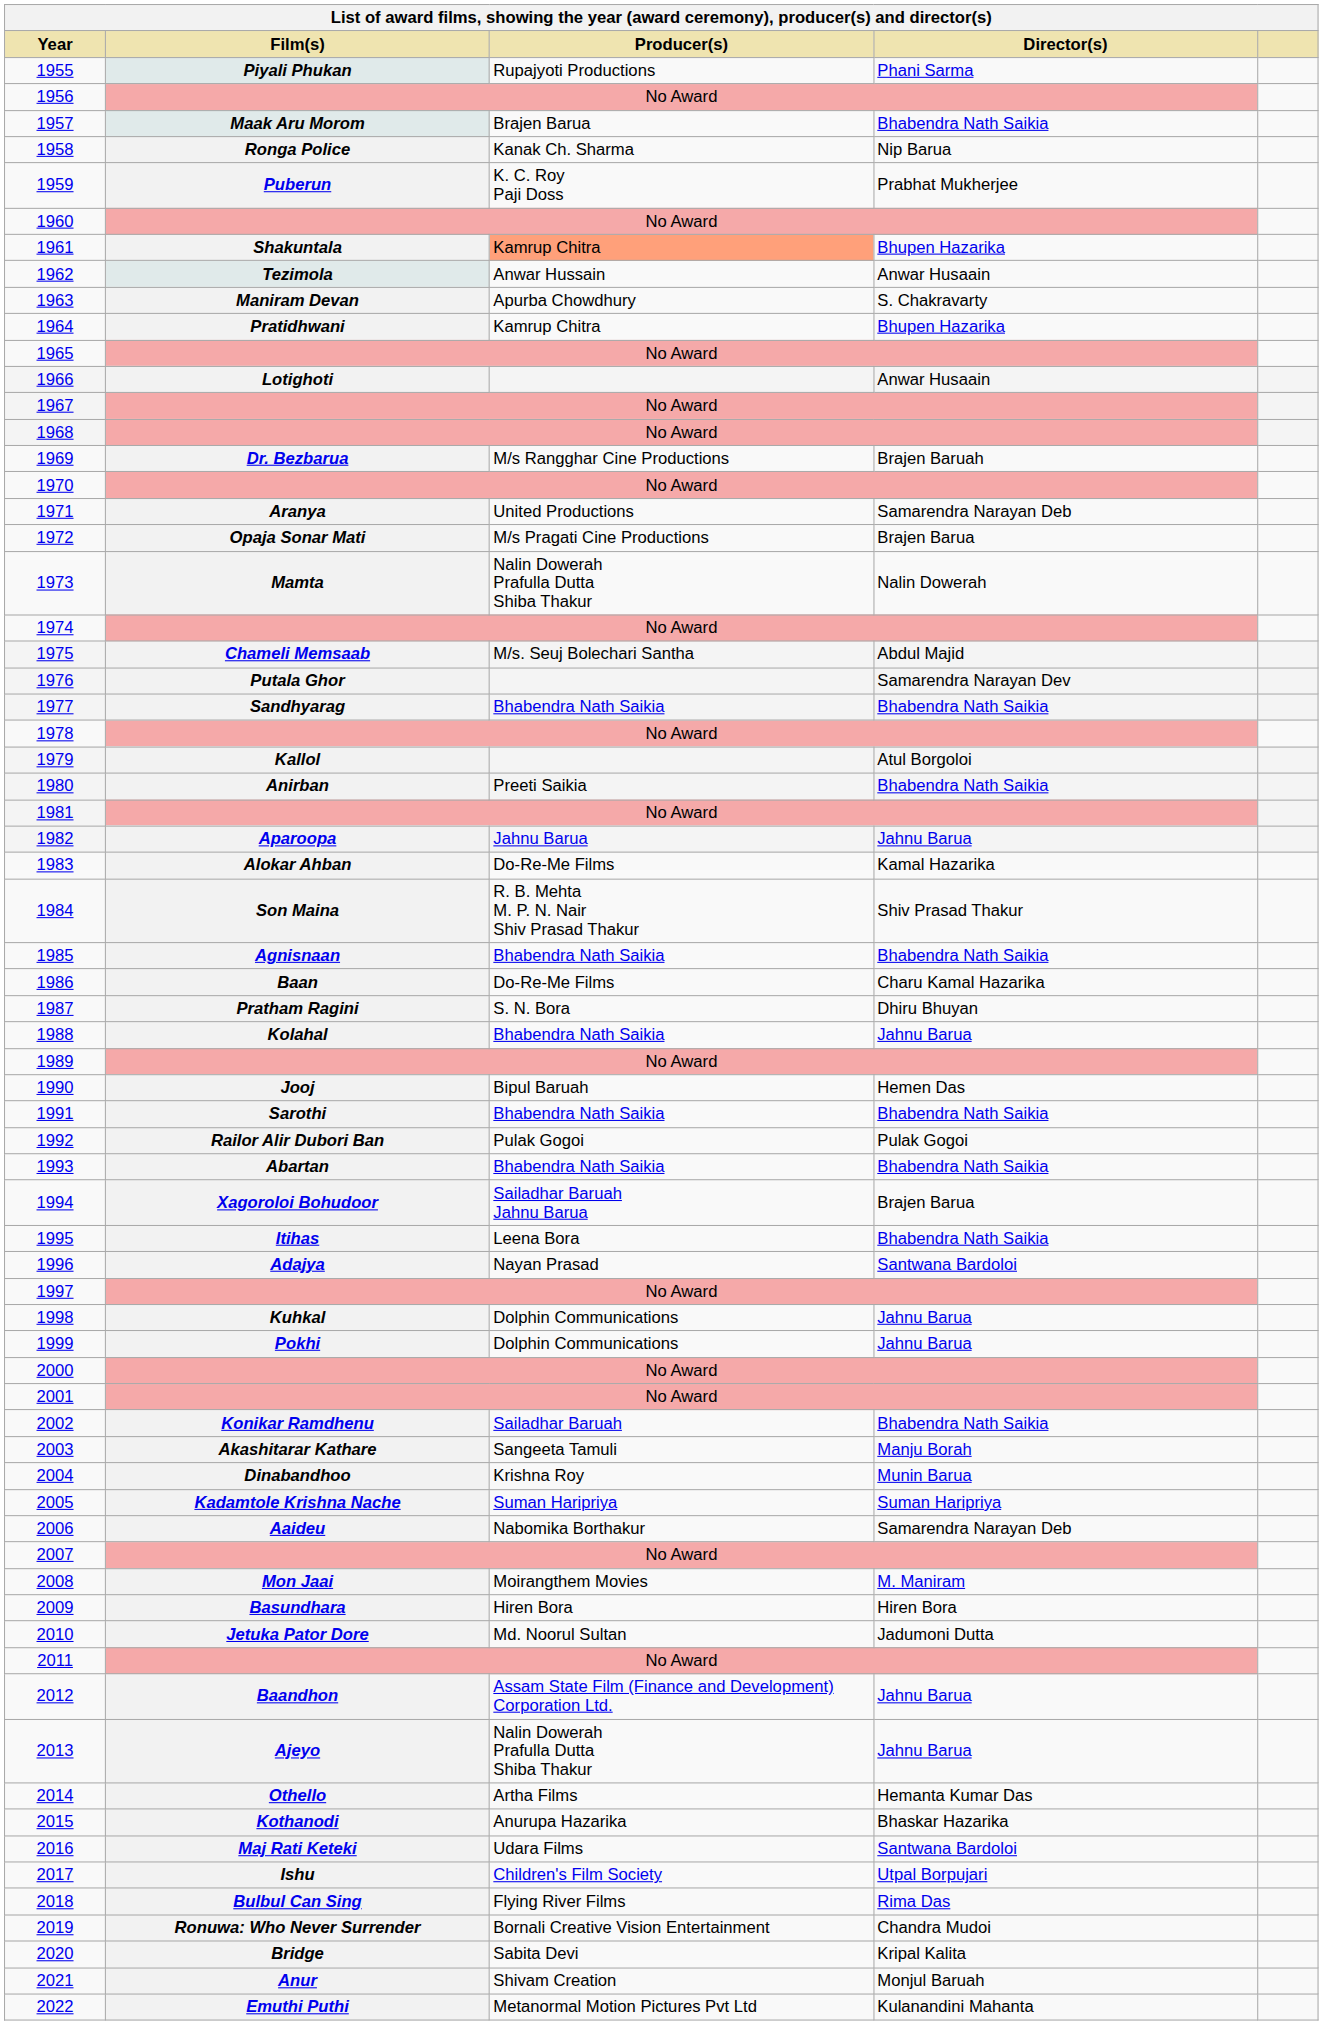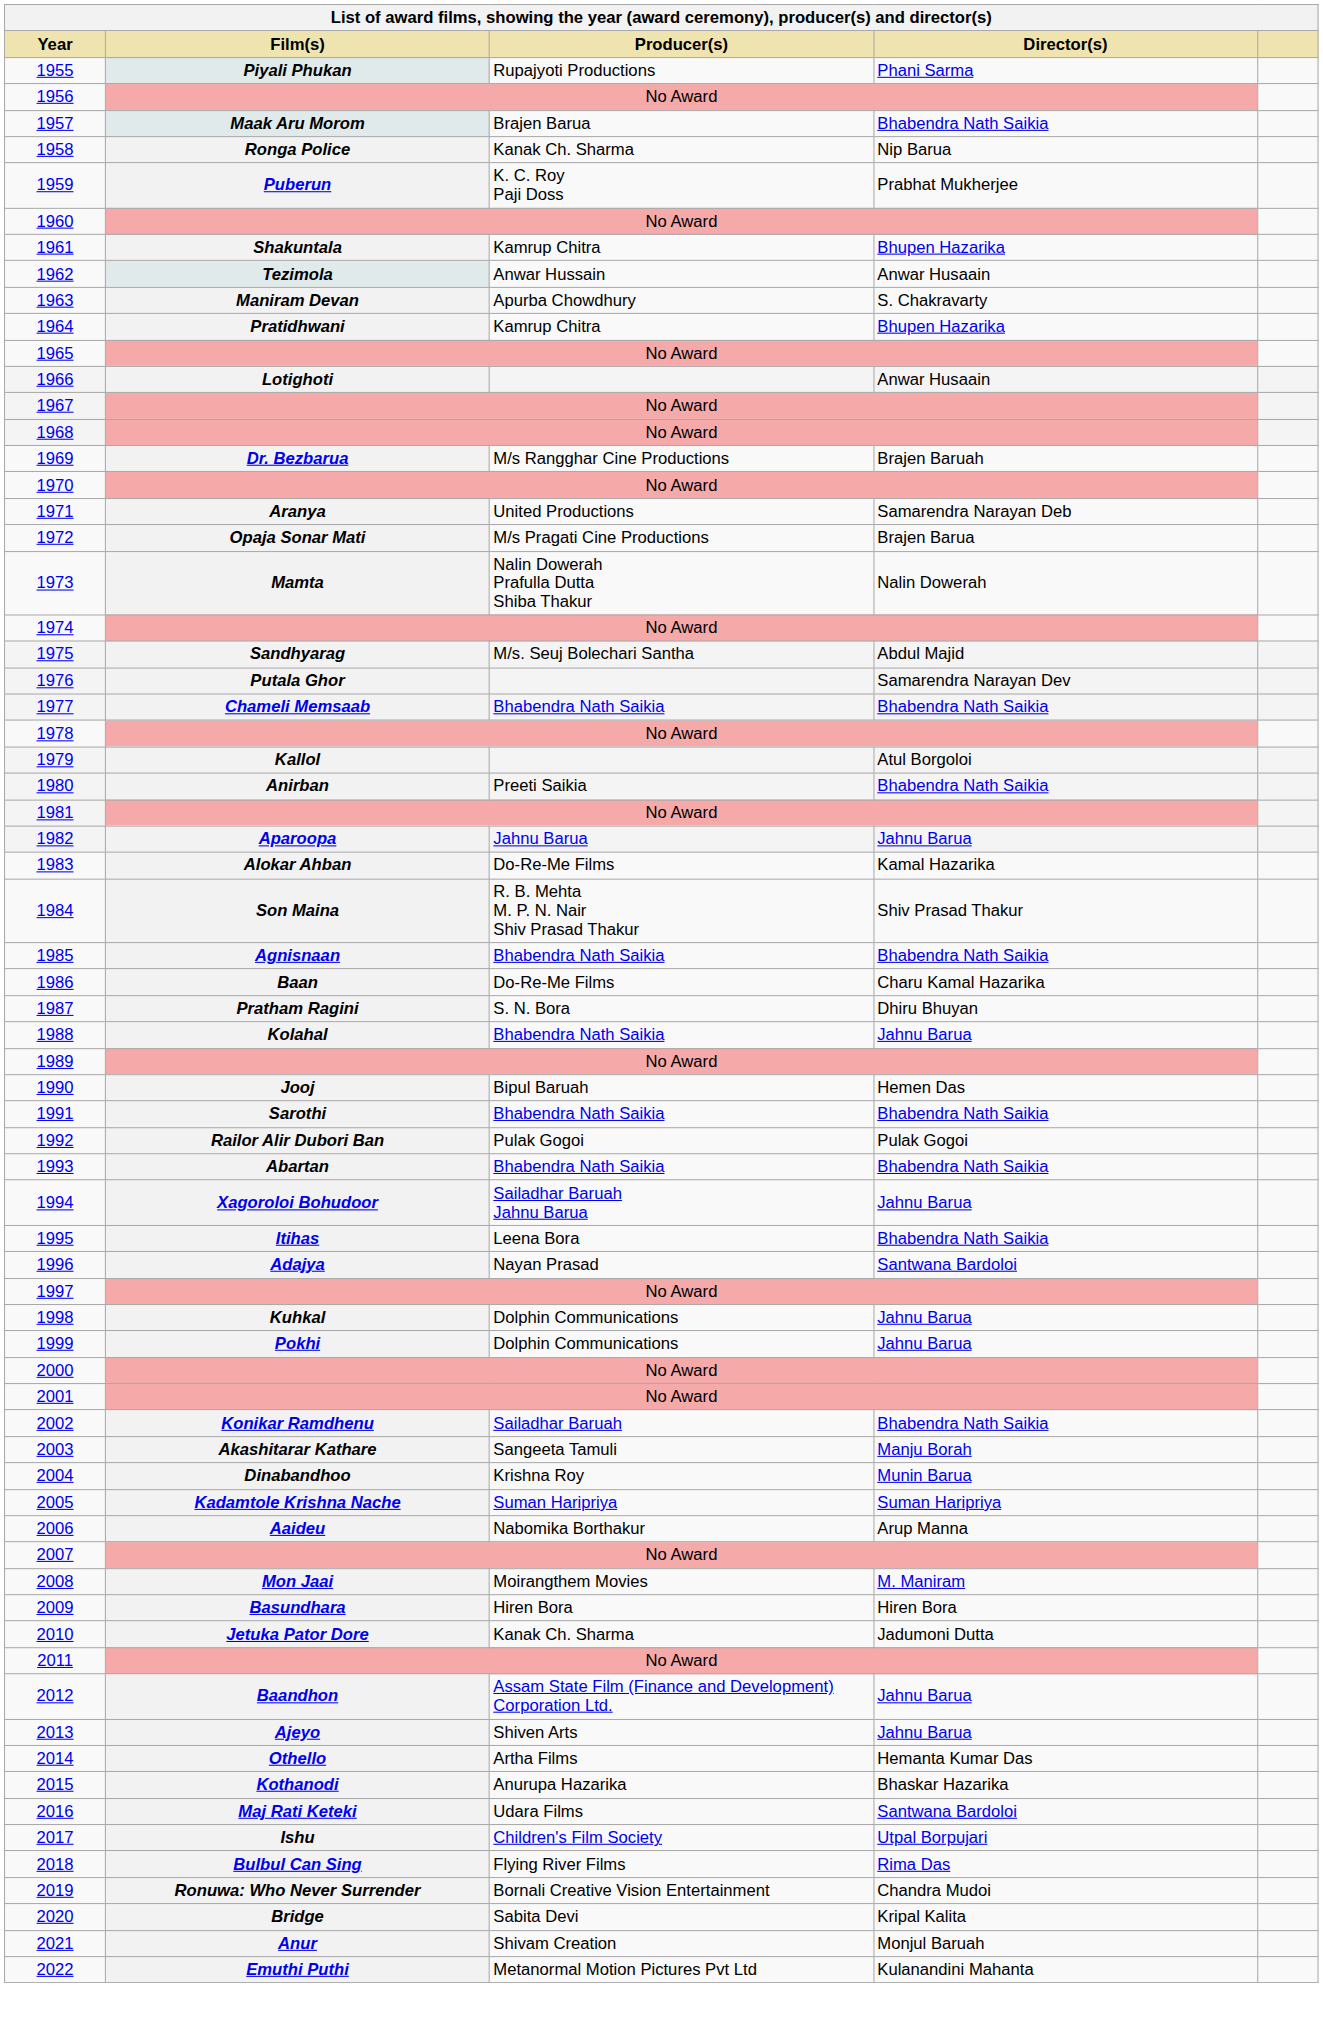(547, 247) lightsalmon background -> (547, 247) no background
(298, 654) Chameli Memsaab -> (298, 654) Sandhyarag
(298, 707) Sandhyarag -> (298, 707) Chameli Memsaab
(926, 1202) Brajen Barua -> (924, 1202) Jahnu Barua
(974, 1528) Samarendra Narayan Deb -> (923, 1528) Arup Manna
(560, 1634) Md. Noorul Sultan -> (564, 1634) Kanak Ch. Sharma
(548, 1750) Nalin Dowerah Prafulla Dutta Shiba Thakur -> (535, 1732) Shiven Arts
